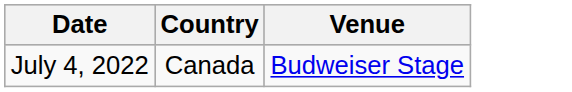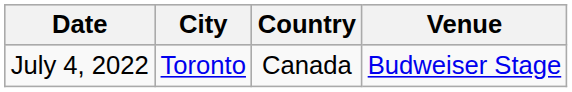+ column: (203, 24)
